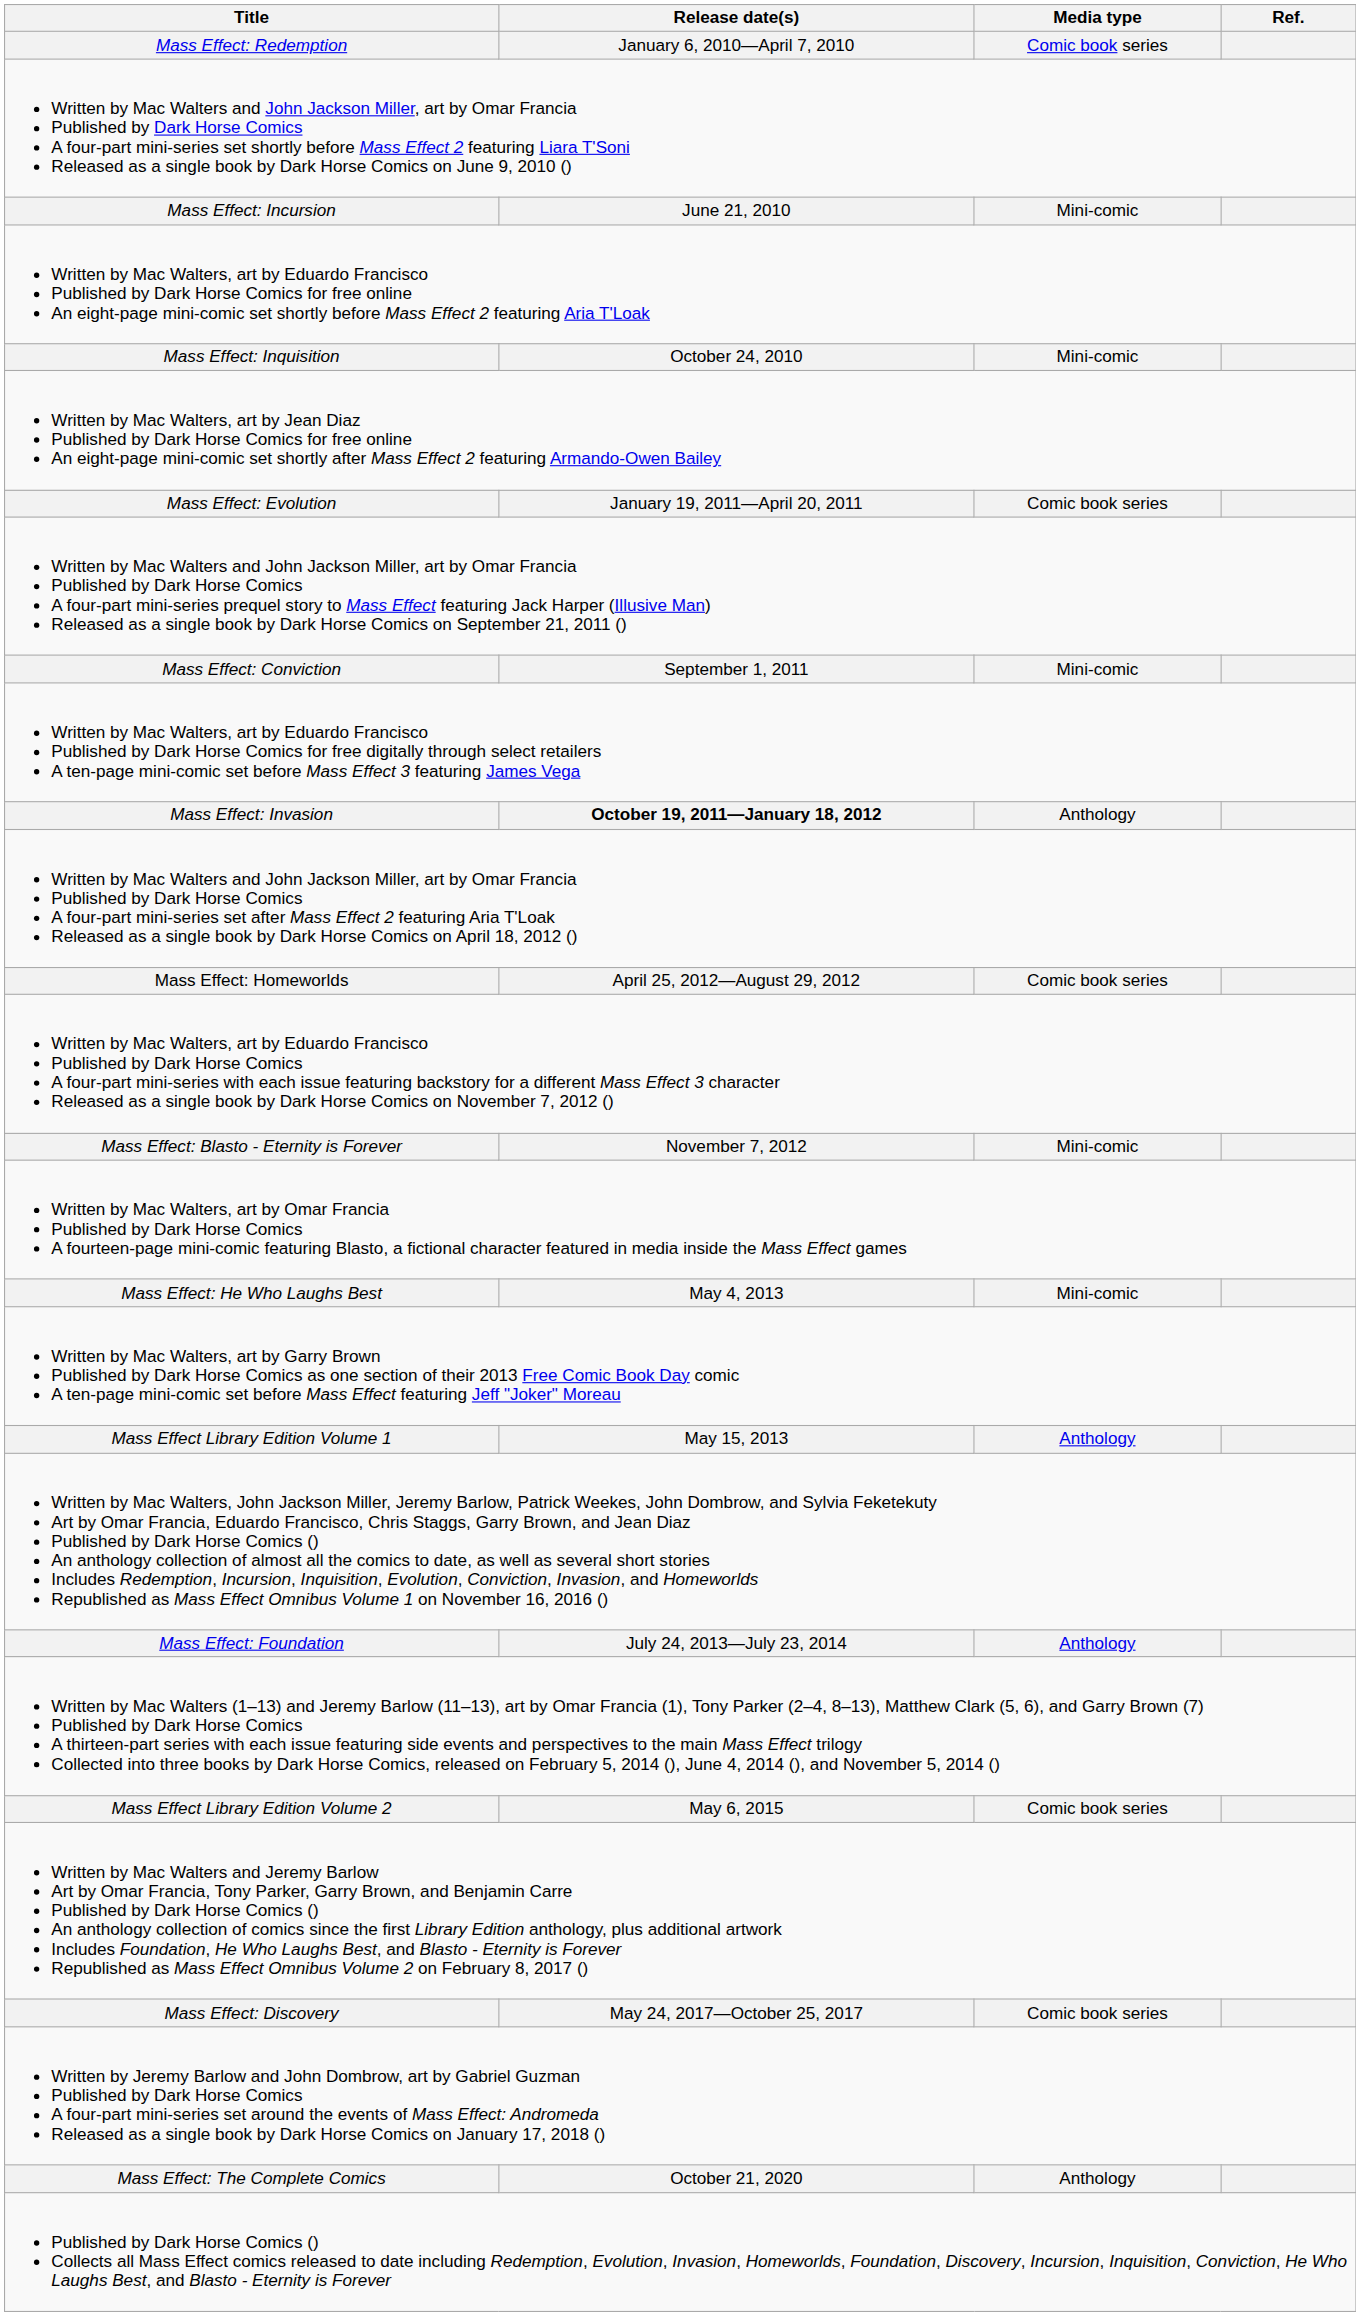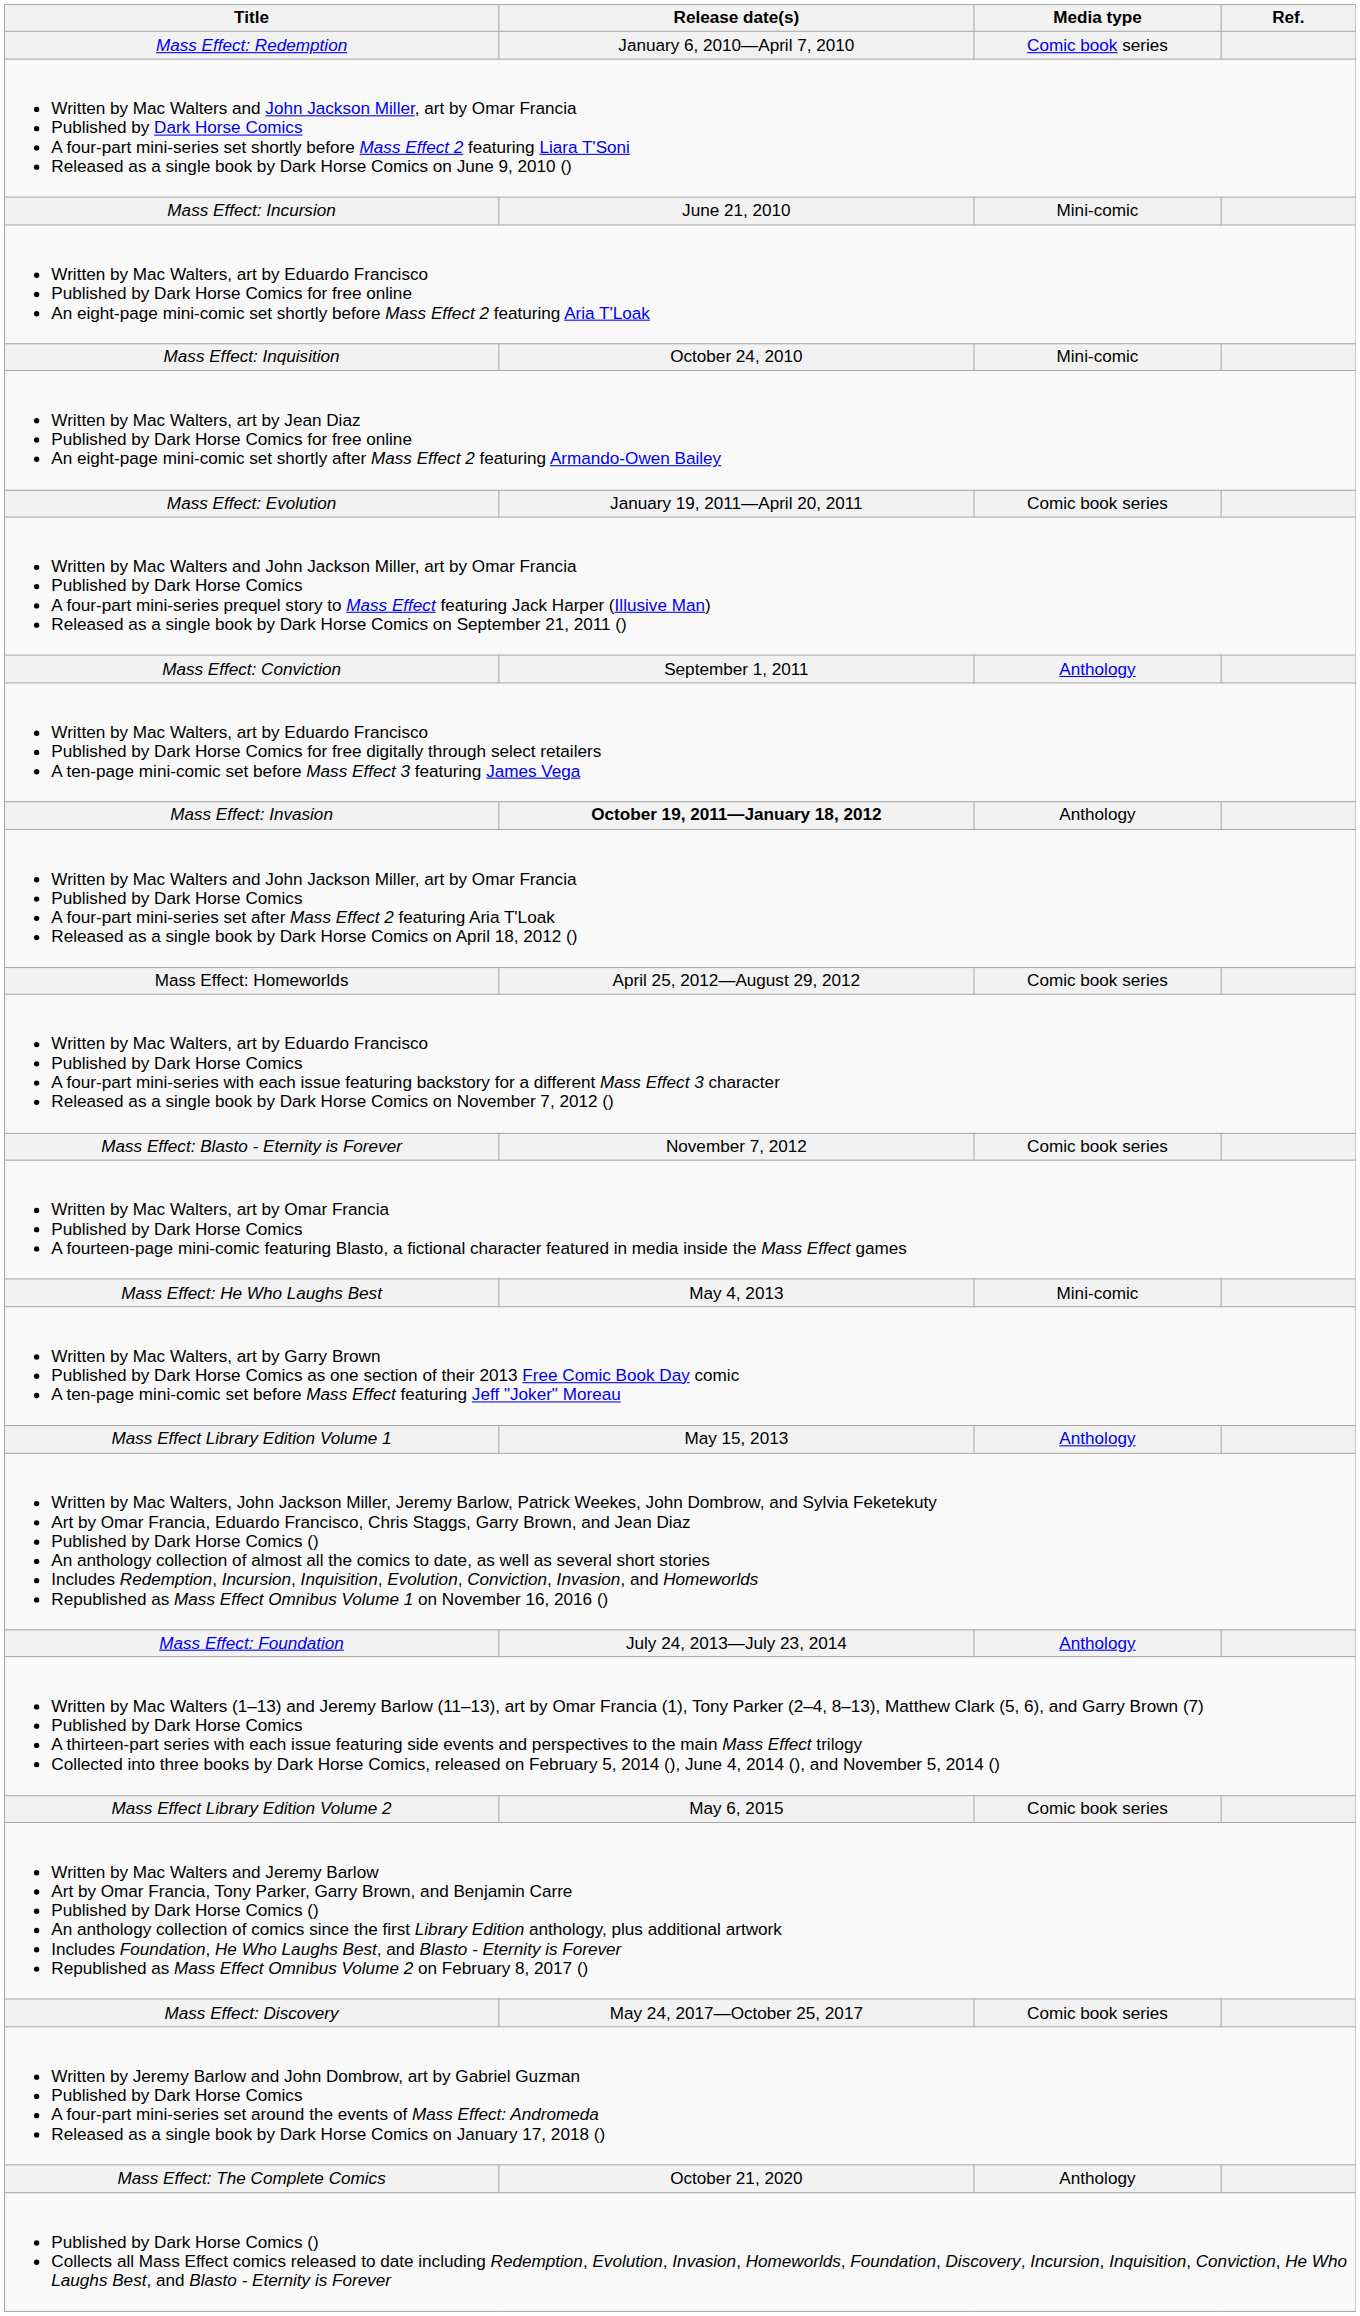(1097, 669) Mini-comic -> (1097, 669) Anthology
(1097, 1146) Mini-comic -> (1097, 1146) Comic book series
